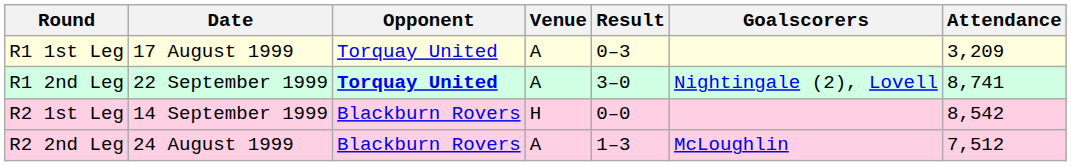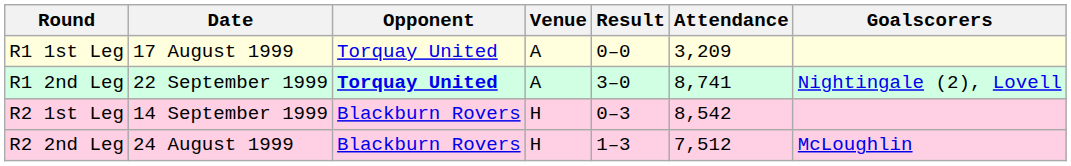columns swapped: (1004, 20) <-> (806, 20)
(613, 51) 0–3 -> (613, 51) 0–0
(613, 114) 0–0 -> (613, 114) 0–3
(535, 145) A -> (535, 145) H
